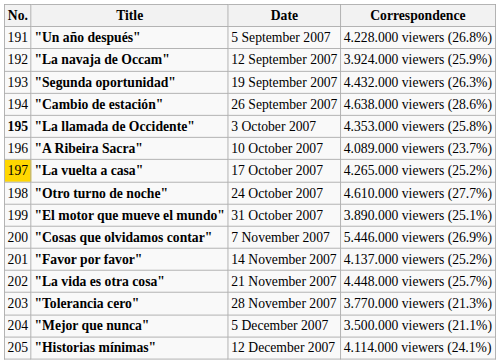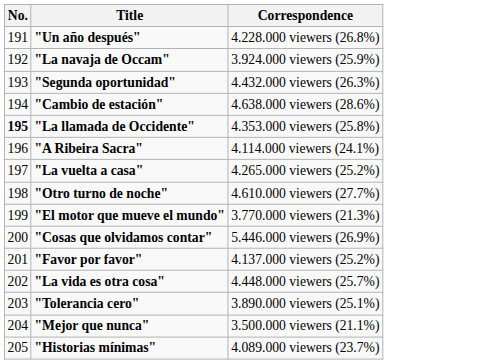- column: (284, 15)
(418, 148) 4.089.000 viewers (23.7%) -> (305, 148) 4.114.000 viewers (24.1%)
(18, 170) gold background -> (18, 170) no background
(418, 214) 3.890.000 viewers (25.1%) -> (305, 214) 3.770.000 viewers (21.3%)
(418, 303) 3.770.000 viewers (21.3%) -> (305, 303) 3.890.000 viewers (25.1%)
(418, 347) 4.114.000 viewers (24.1%) -> (305, 347) 4.089.000 viewers (23.7%)
